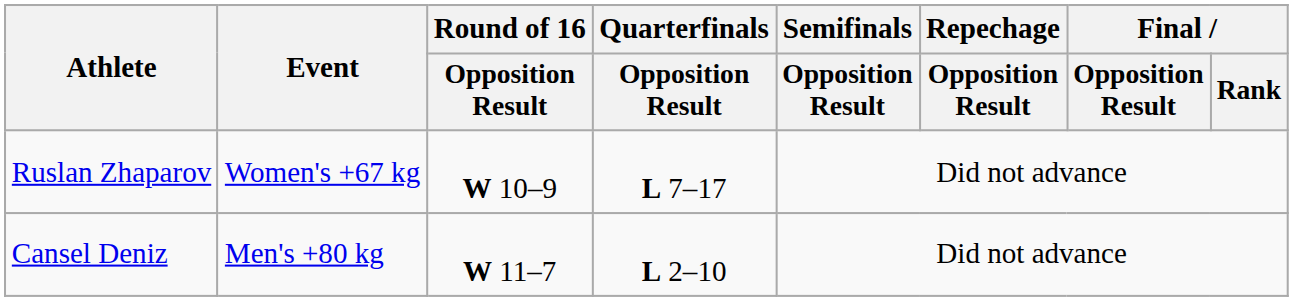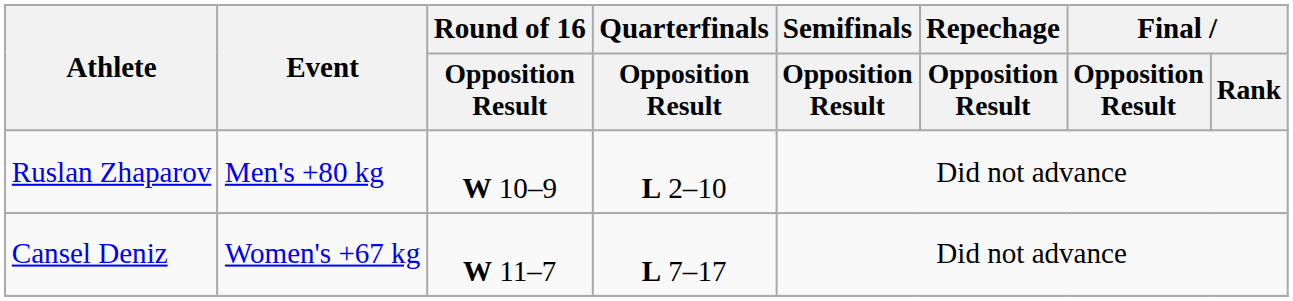(323, 171) Women's +67 kg -> (304, 171) Men's +80 kg
(684, 188) L 7–17 -> (684, 188) L 2–10
(304, 254) Men's +80 kg -> (323, 254) Women's +67 kg
(684, 271) L 2–10 -> (684, 271) L 7–17
